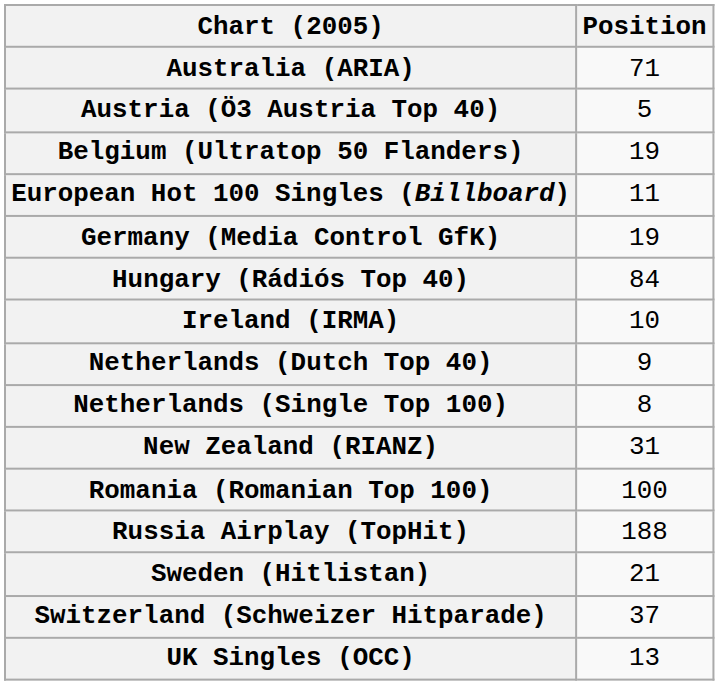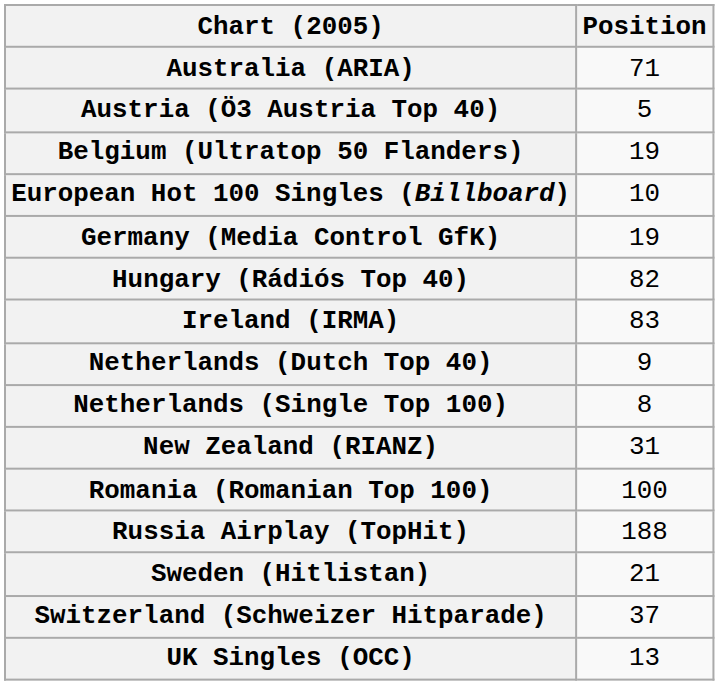(645, 195) 11 -> (645, 195) 10
(645, 279) 84 -> (645, 279) 82
(645, 321) 10 -> (645, 321) 83
